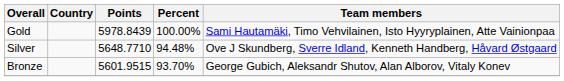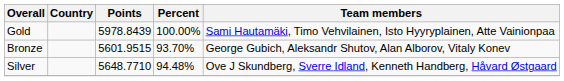rows swapped: (21, 48) <-> (25, 66)
